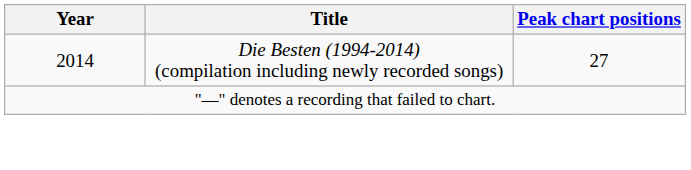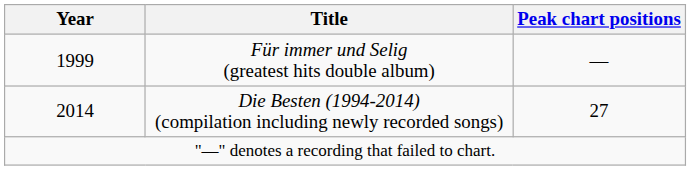+ row: (329, 60)
